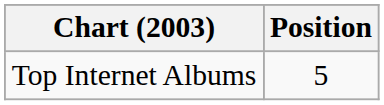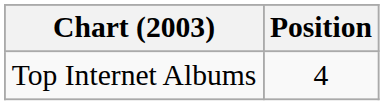(321, 74) 5 -> (321, 74) 4
